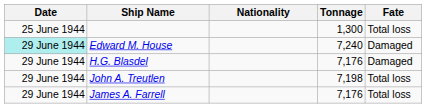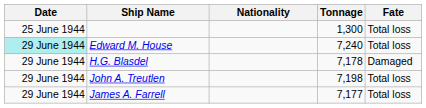(390, 45) Damaged -> (389, 45) Total loss
(350, 62) 7,176 -> (350, 62) 7,178
(350, 95) 7,176 -> (350, 95) 7,177
